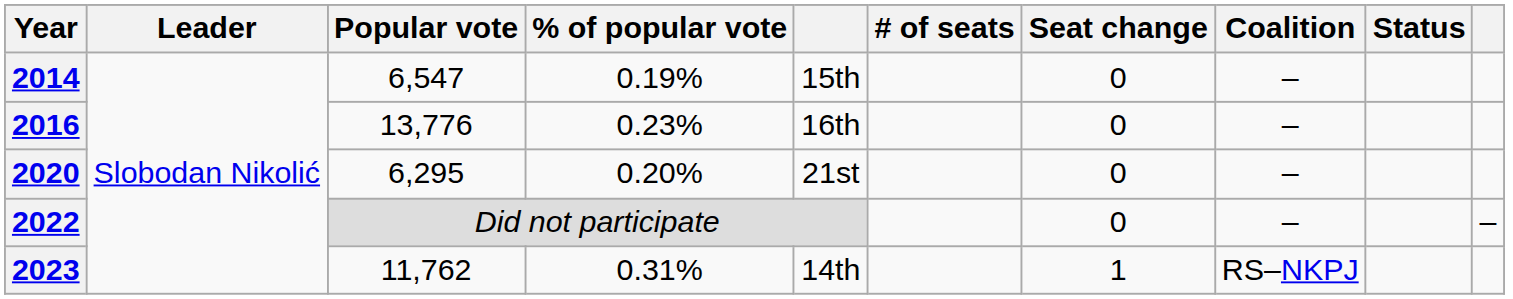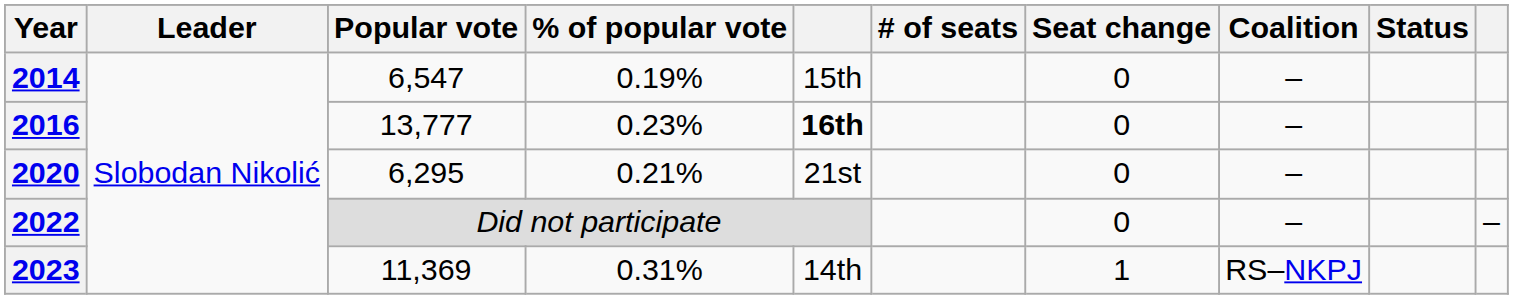(426, 125) 13,776 -> (426, 125) 13,777
(831, 125) normal -> (833, 125) bold
(660, 173) 0.20% -> (660, 173) 0.21%
(426, 269) 11,762 -> (426, 269) 11,369
